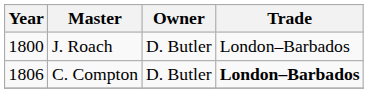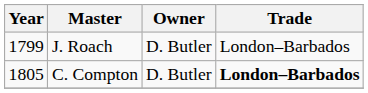(26, 46) 1800 -> (26, 46) 1799
(26, 74) 1806 -> (26, 74) 1805
